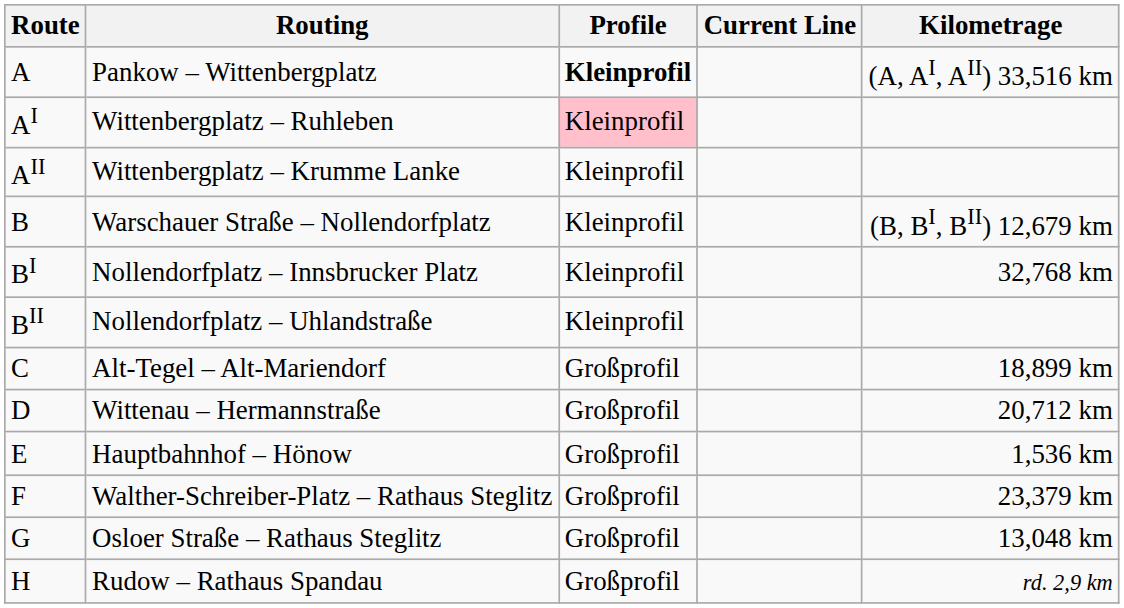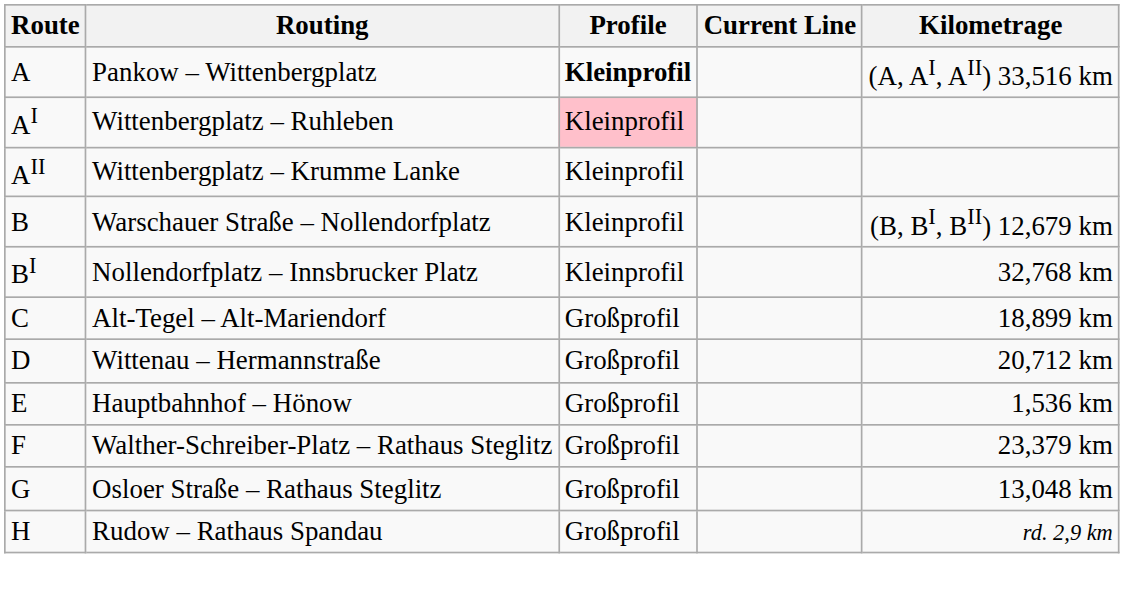- row: (262, 321)
